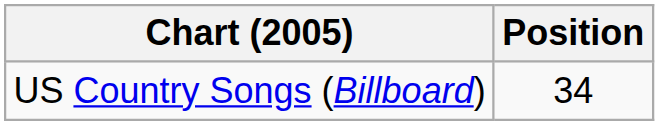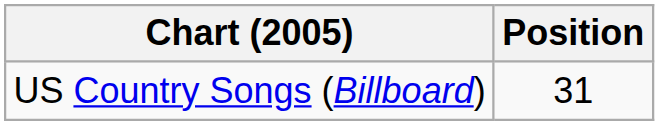(573, 90) 34 -> (573, 90) 31
